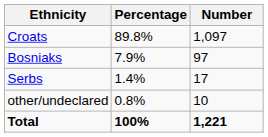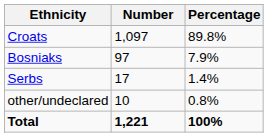columns swapped: (227, 15) <-> (151, 15)
